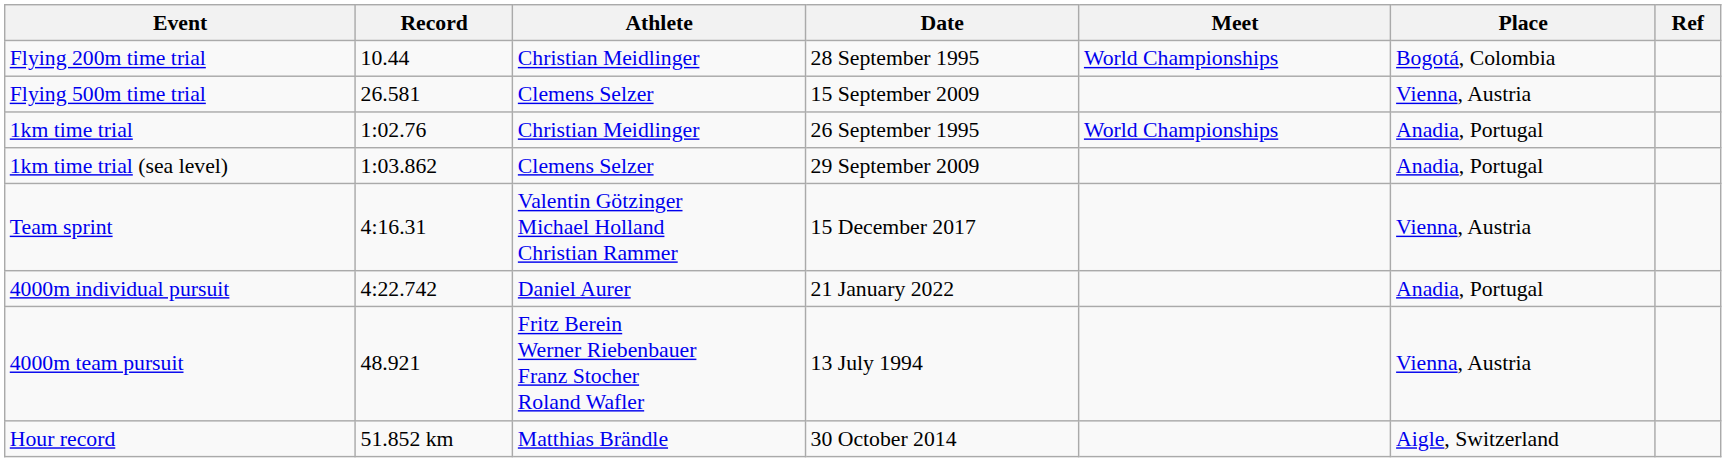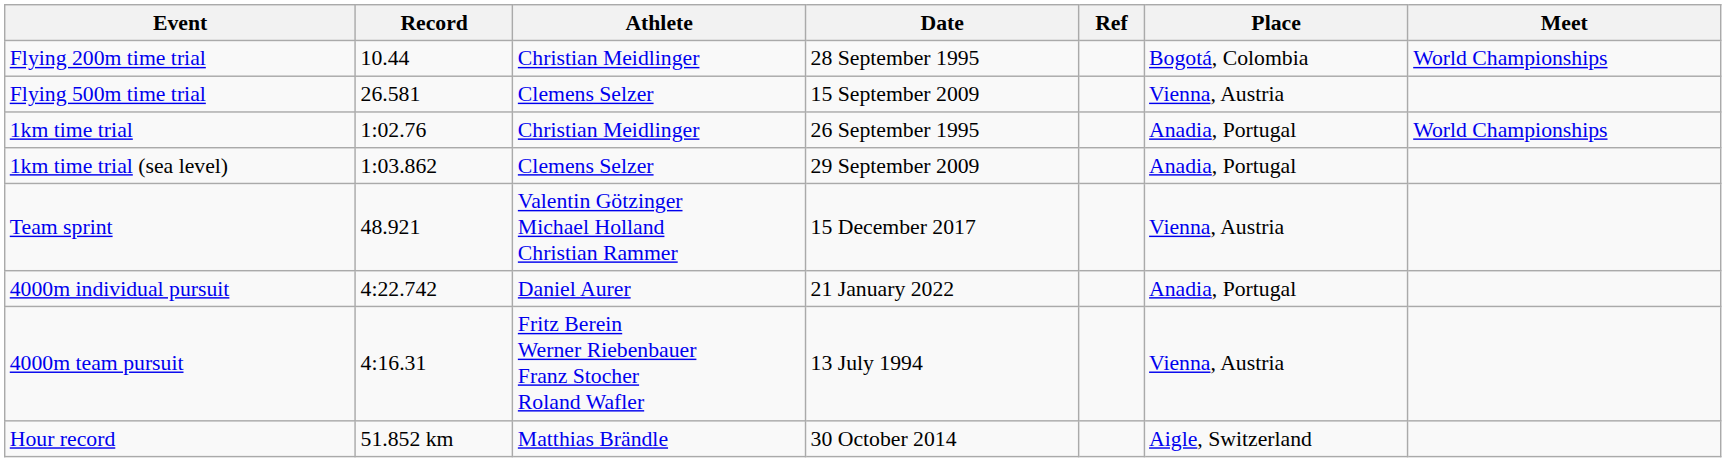columns swapped: (1235, 22) <-> (1688, 22)
(393, 227) 4:16.31 -> (390, 227) 48.921
(390, 363) 48.921 -> (393, 363) 4:16.31
